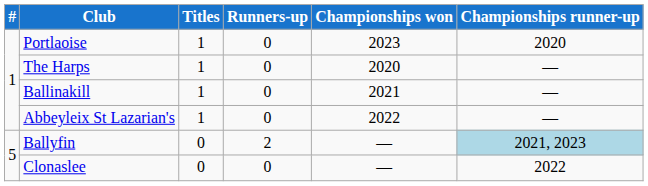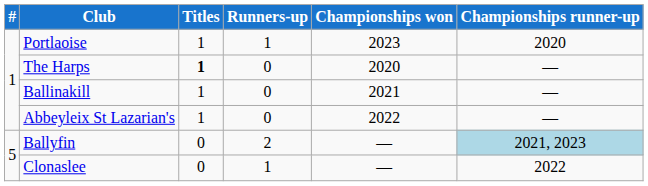(268, 42) 0 -> (268, 42) 1
(201, 67) normal -> (201, 67) bold
(268, 167) 0 -> (268, 167) 1
